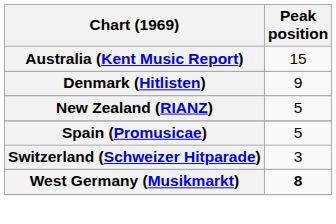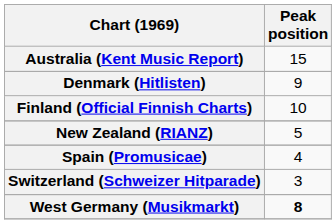+ row: (134, 108)
(298, 132) 5 -> (298, 157) 4
